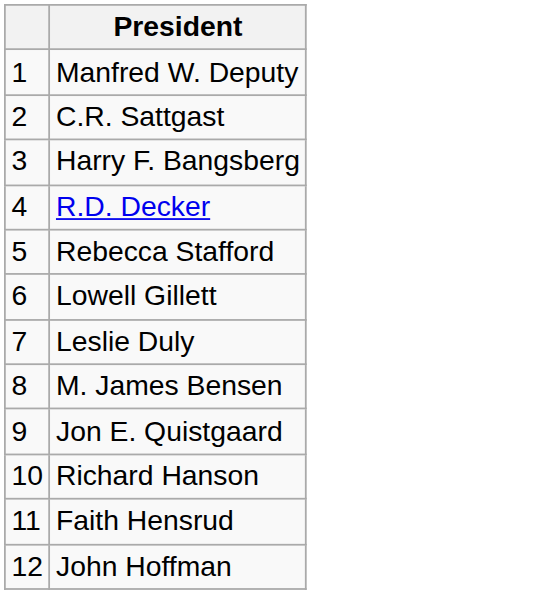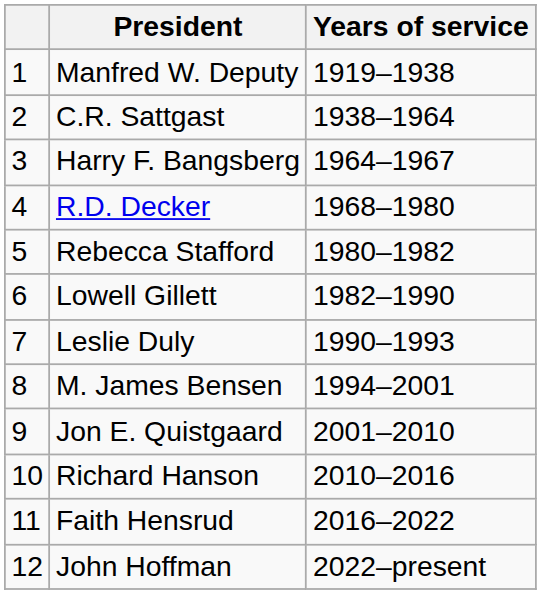+ column: (421, 26)
